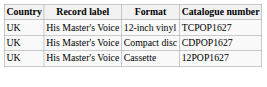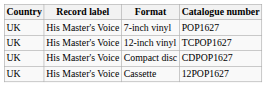+ row: (147, 27)
